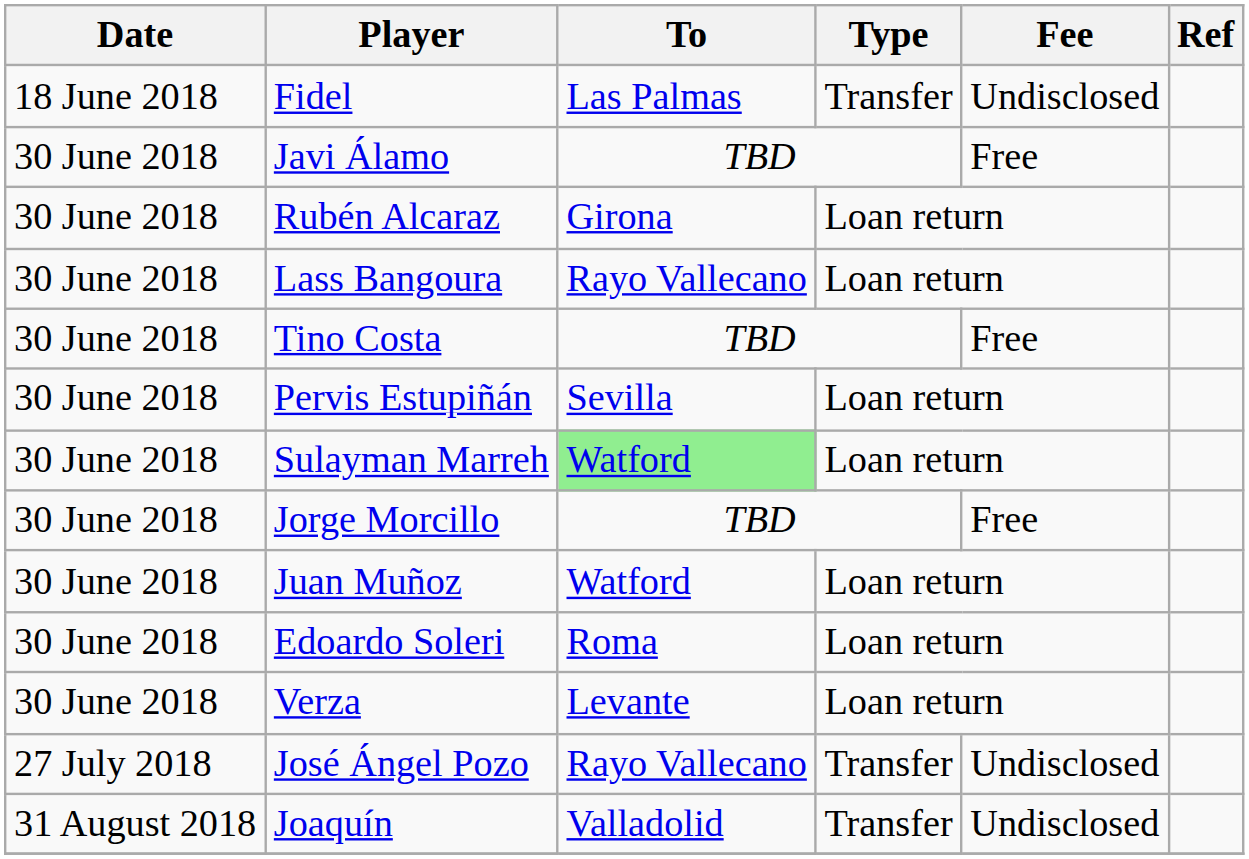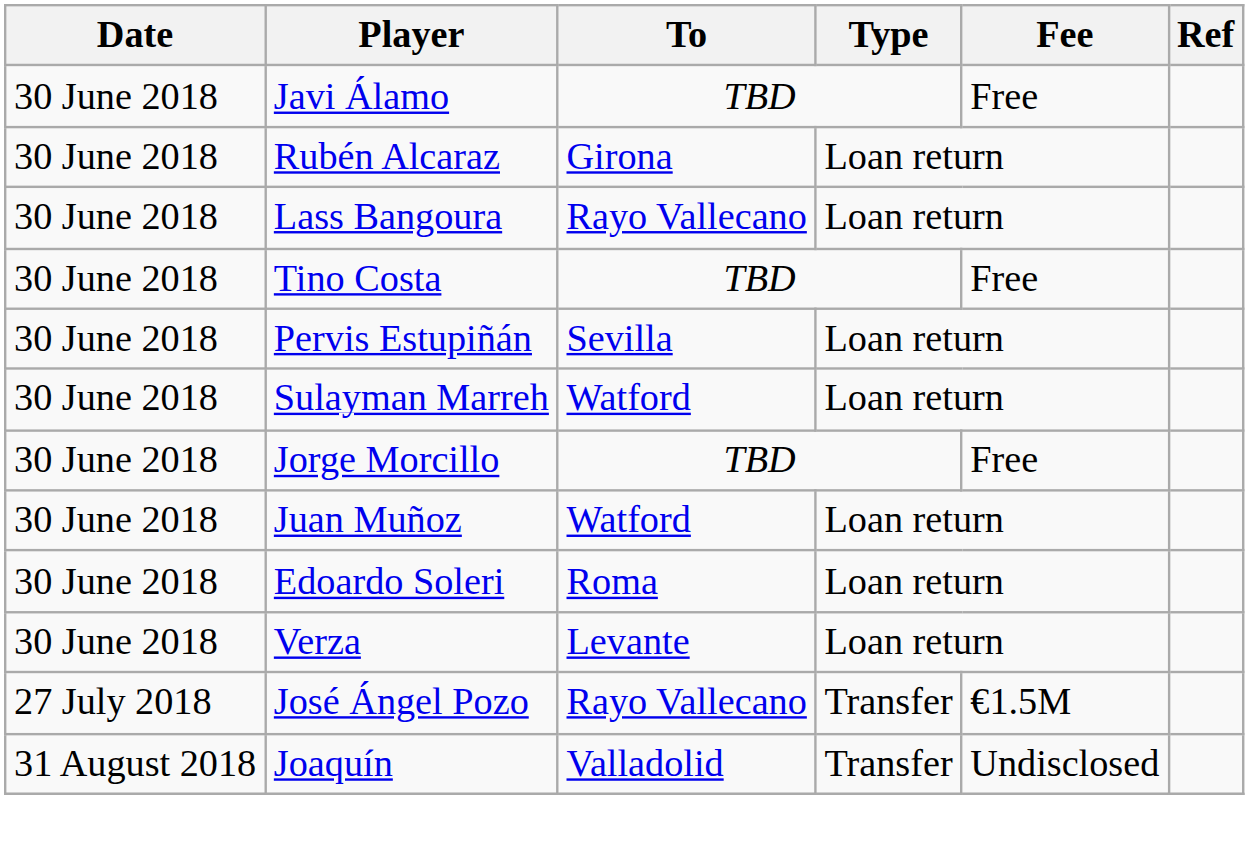- row: (313, 95)
(629, 459) lightgreen background -> (629, 398) no background
(1065, 762) Undisclosed -> (1021, 701) €1.5M
